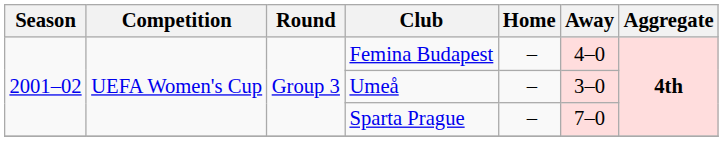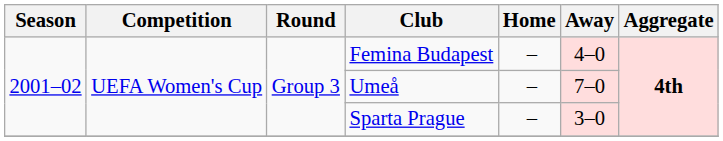(590, 86) 3–0 -> (590, 86) 7–0
(590, 119) 7–0 -> (590, 119) 3–0
